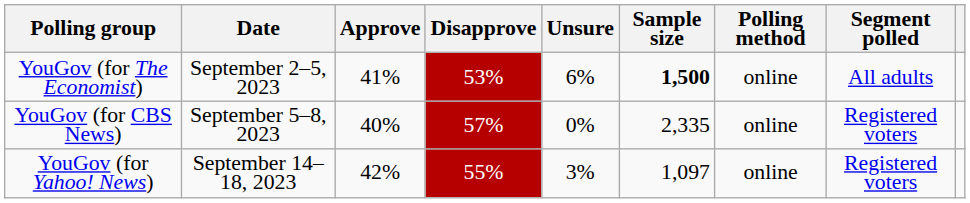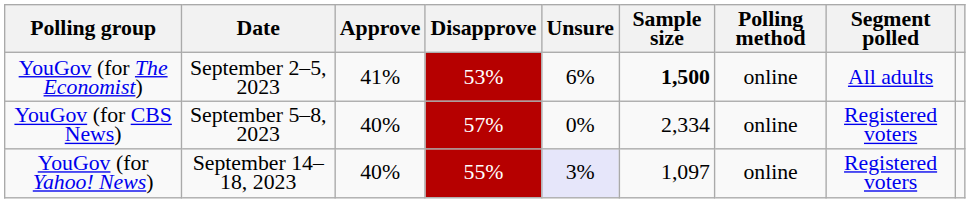(686, 124) 2,335 -> (686, 124) 2,334
(380, 172) 42% -> (380, 172) 40%
(580, 172) no background -> (580, 172) lavender background
